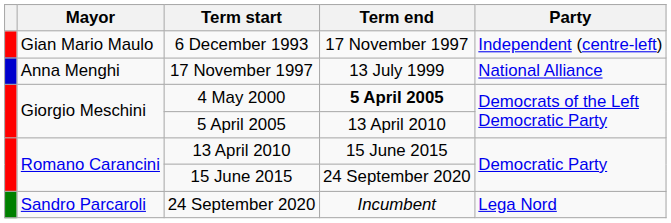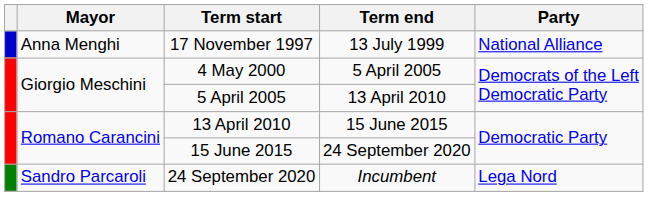- row: (241, 44)
(397, 97) bold -> (397, 71) normal
